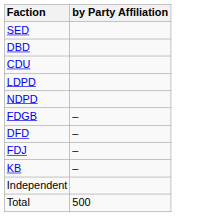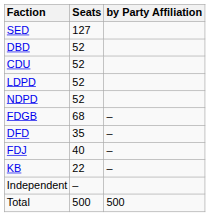+ column: (87, 13)
